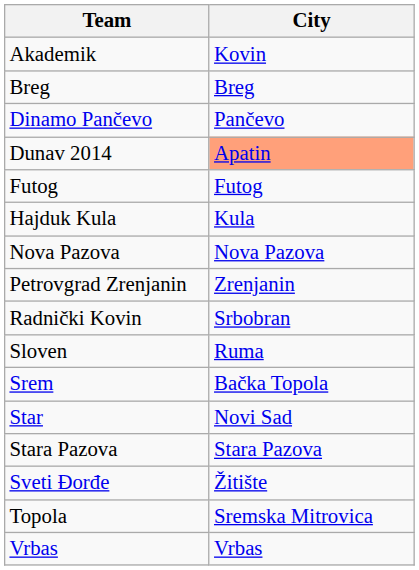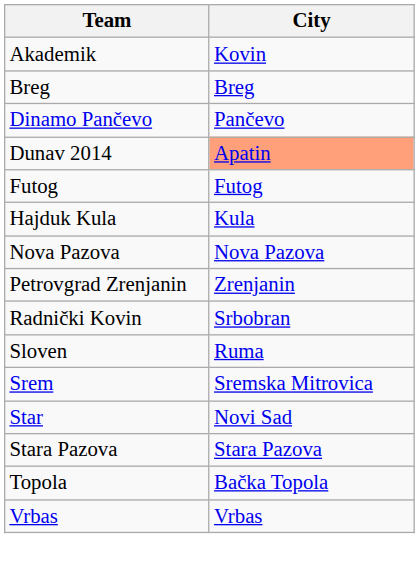(271, 383) Bačka Topola -> (293, 383) Sremska Mitrovica
- row: (59, 482)
(293, 515) Sremska Mitrovica -> (271, 482) Bačka Topola
